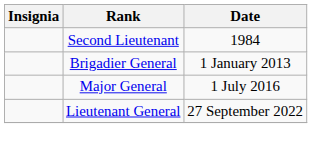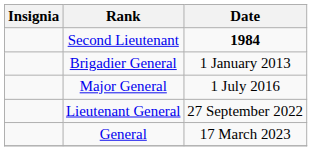(245, 39) normal -> (245, 39) bold
+ row: (123, 134)
